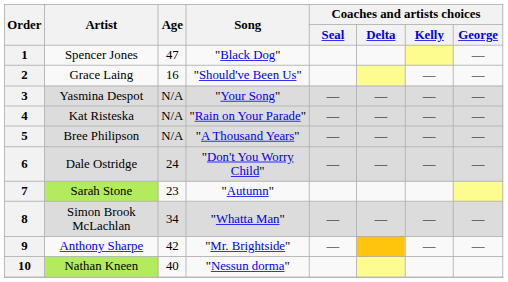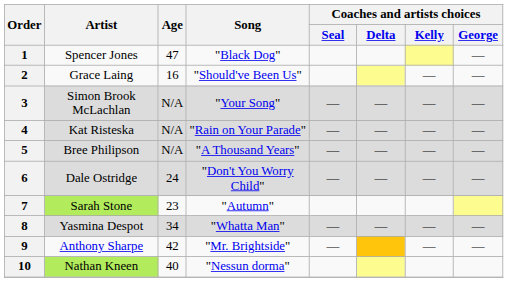(101, 95) Yasmina Despot -> (101, 103) Simon Brook McLachlan
(101, 218) Simon Brook McLachlan -> (101, 226) Yasmina Despot
